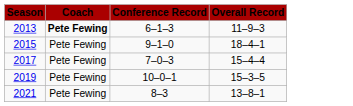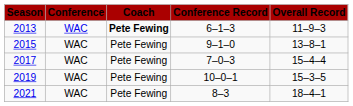+ column: (76, 12)
(248, 45) 18–4–1 -> (309, 45) 13–8–1
(248, 93) 13–8–1 -> (309, 93) 18–4–1
